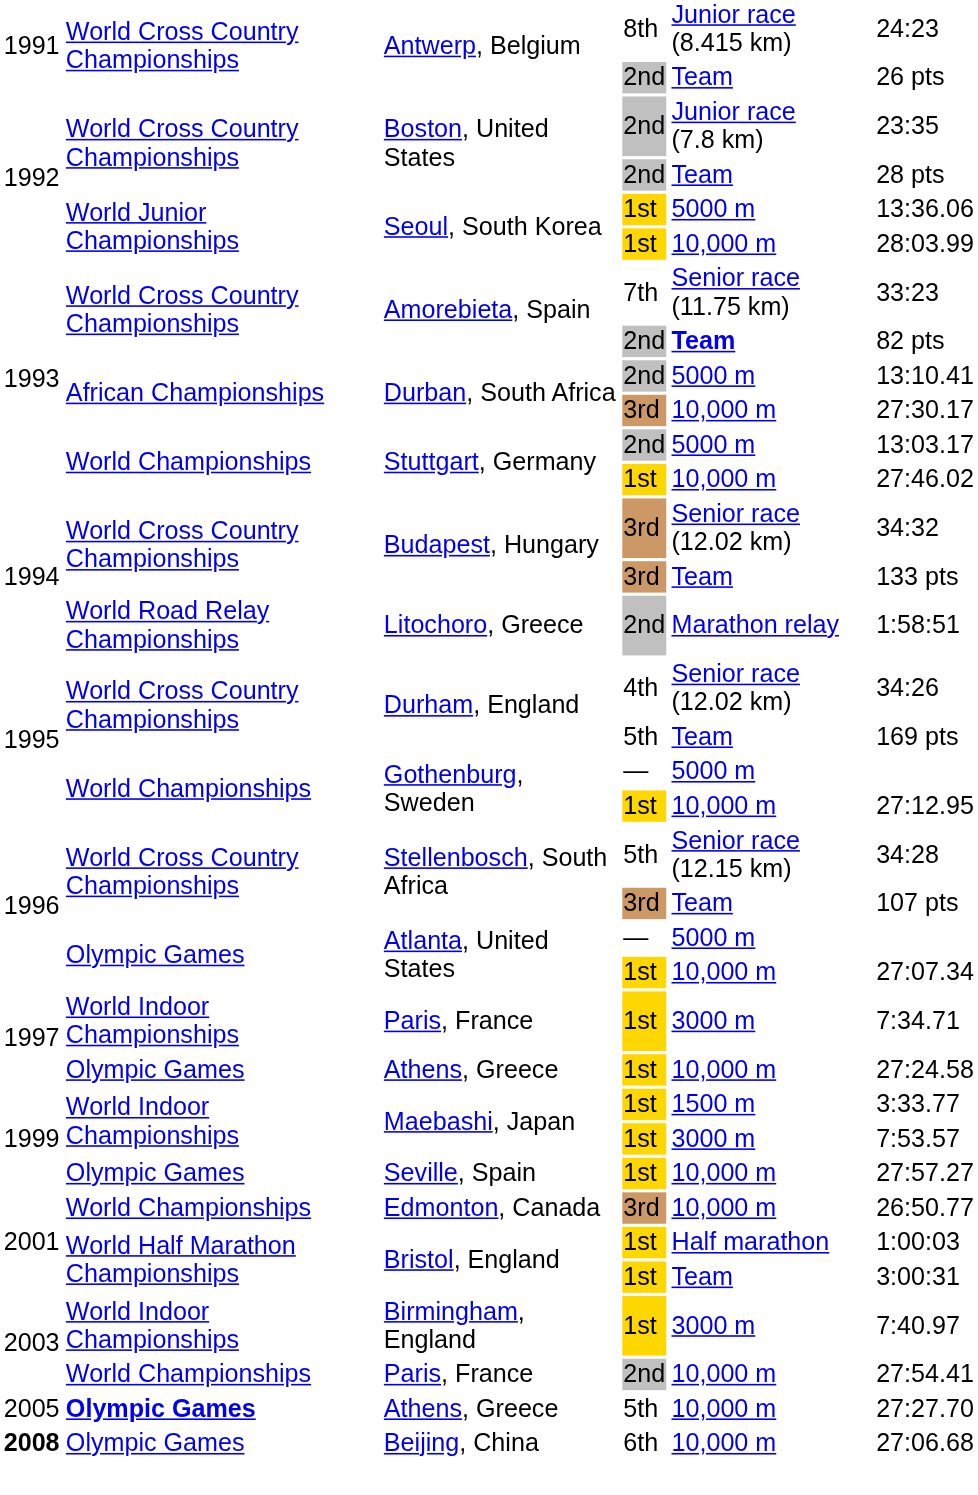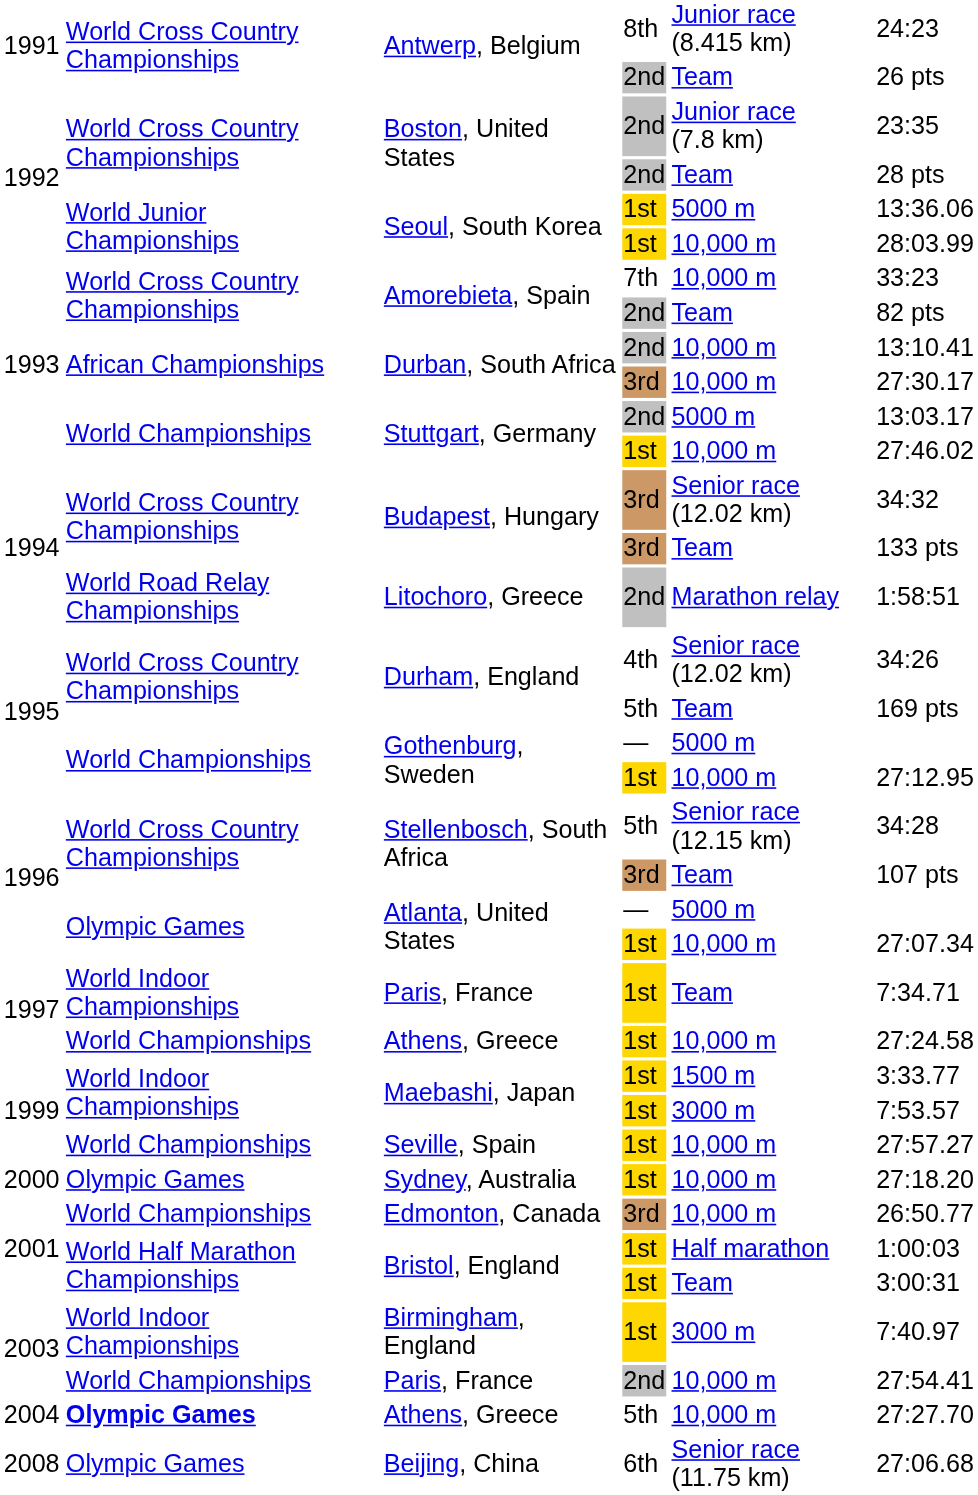(736, 292) Senior race (11.75 km) -> (724, 278) 10,000 m
(703, 341) bold -> (702, 312) normal
(713, 375) 5000 m -> (724, 347) 10,000 m
(713, 1020) 3000 m -> (702, 992) Team
(155, 1069) Olympic Games -> (189, 1041) World Championships
(155, 1173) Olympic Games -> (189, 1144) World Championships
+ row: (480, 1179)
(32, 1408) 2005 -> (32, 1414) 2004
(32, 1443) bold -> (32, 1463) normal
(724, 1443) 10,000 m -> (736, 1463) Senior race (11.75 km)
